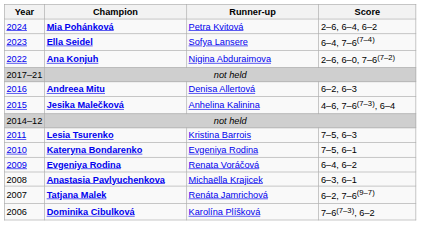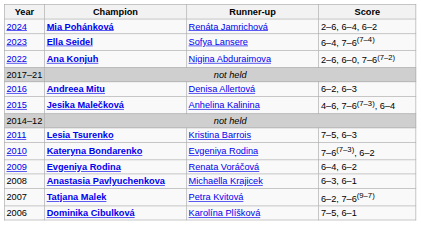(216, 27) Petra Kvitová -> (228, 27) Renáta Jamrichová
(339, 150) 7–5, 6–1 -> (348, 152) 7–6(7–3), 6–2
(228, 195) Renáta Jamrichová -> (216, 198) Petra Kvitová
(348, 212) 7–6(7–3), 6–2 -> (339, 213) 7–5, 6–1
